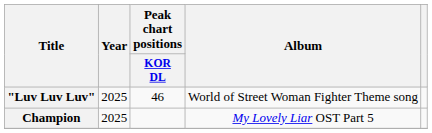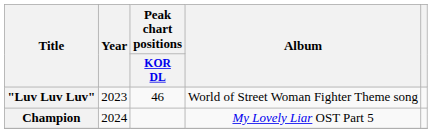(114, 97) 2025 -> (114, 97) 2023
(114, 118) 2025 -> (114, 118) 2024
